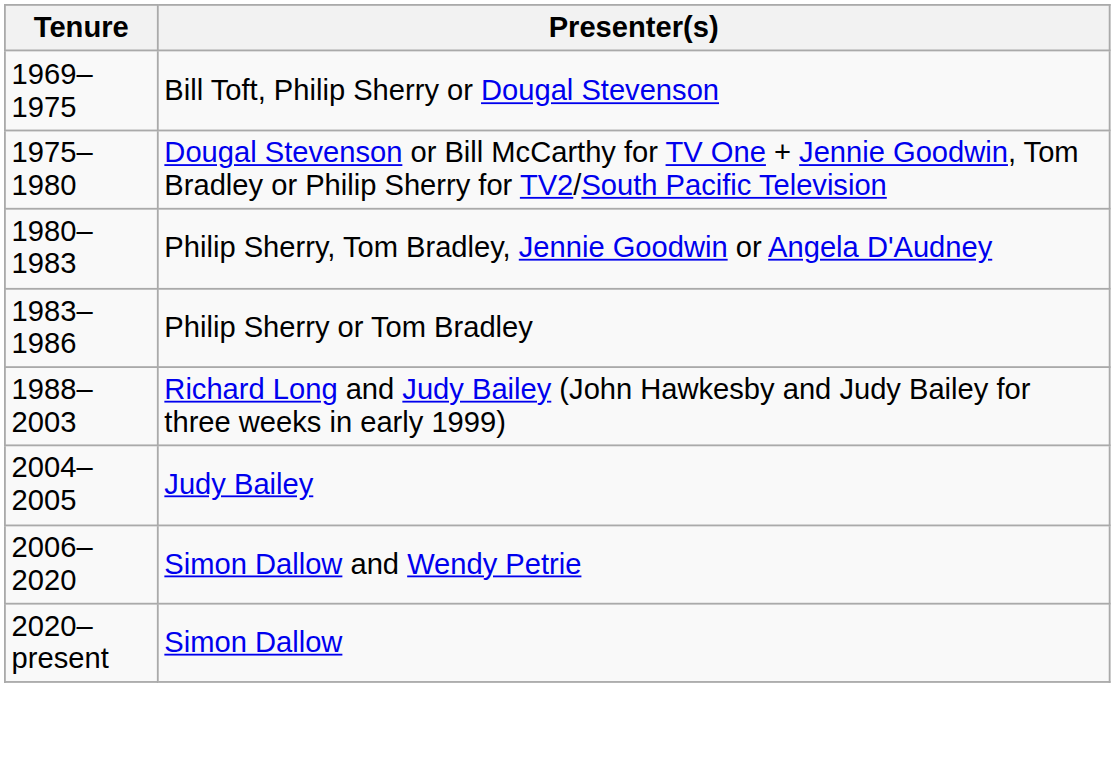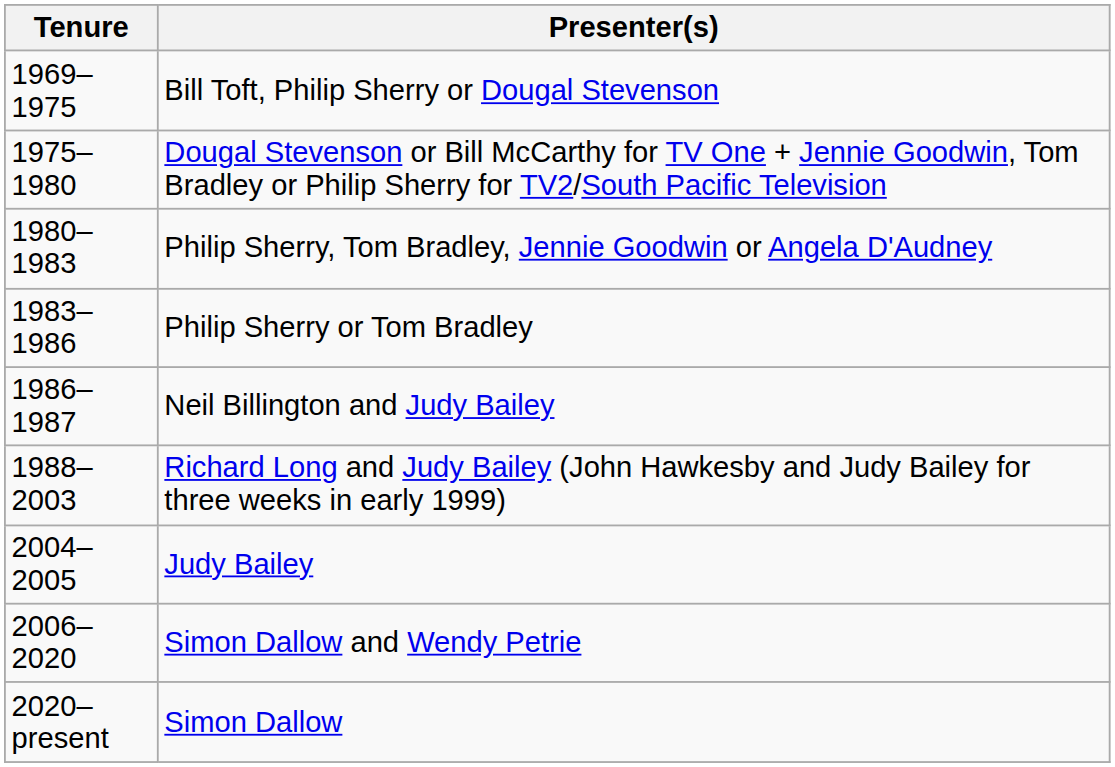+ row: (359, 405)
